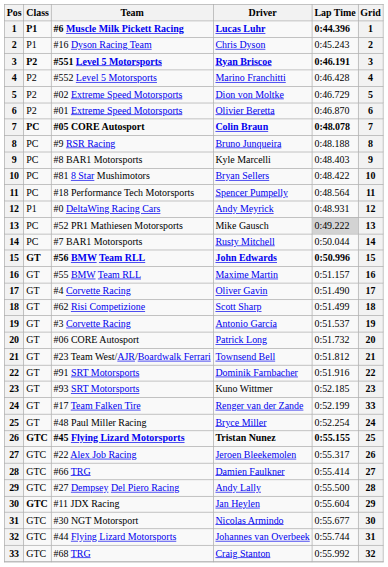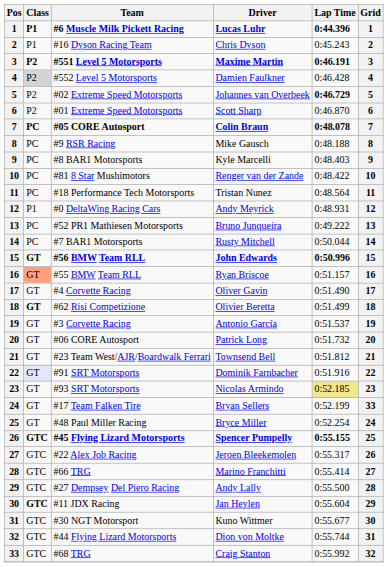(244, 62) Ryan Briscoe -> (249, 62) Maxime Martin
(31, 78) no background -> (31, 78) lightgrey background
(251, 78) Marino Franchitti -> (250, 78) Damien Faulkner
(250, 95) Dion von Moltke -> (263, 95) Johannes van Overbeek
(332, 95) normal -> (332, 95) bold
(245, 111) Olivier Beretta -> (238, 111) Scott Sharp
(248, 144) Bruno Junqueira -> (242, 144) Mike Gausch
(242, 176) Bryan Sellers -> (259, 176) Renger van der Zande
(252, 193) Spencer Pumpelly -> (244, 193) Tristan Nunez
(242, 226) Mike Gausch -> (248, 226) Bruno Junqueira
(332, 226) lightgrey background -> (332, 226) no background
(33, 275) no background -> (33, 275) lightsalmon background
(247, 275) Maxime Martin -> (242, 275) Ryan Briscoe
(33, 308) normal -> (33, 308) bold
(238, 308) Scott Sharp -> (245, 308) Olivier Beretta
(33, 373) no background -> (33, 373) lavender background
(244, 389) Kuno Wittmer -> (250, 389) Nicolas Armindo
(332, 389) no background -> (332, 389) khaki background
(259, 406) Renger van der Zande -> (242, 406) Bryan Sellers
(246, 439) Tristan Nunez -> (254, 439) Spencer Pumpelly
(250, 471) Damien Faulkner -> (251, 471) Marino Franchitti
(250, 521) Nicolas Armindo -> (244, 521) Kuno Wittmer
(263, 537) Johannes van Overbeek -> (250, 537) Dion von Moltke
